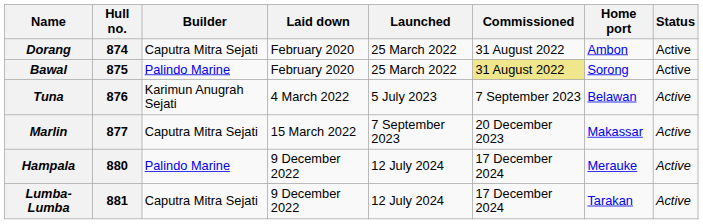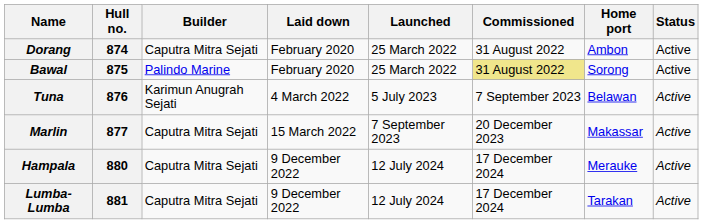(187, 166) Palindo Marine -> (201, 166) Caputra Mitra Sejati
